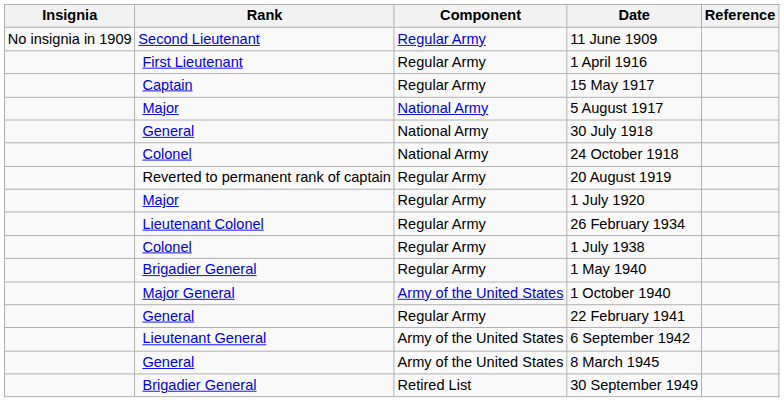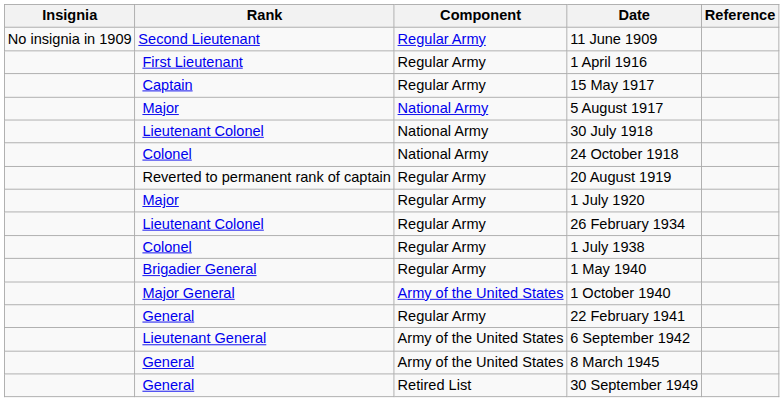(166, 131) General -> (201, 131) Lieutenant Colonel
(197, 385) Brigadier General -> (166, 385) General
